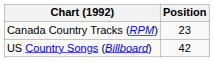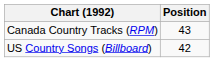(185, 30) 23 -> (185, 30) 43
